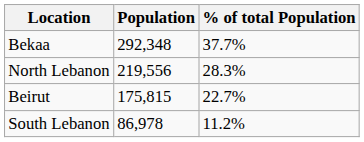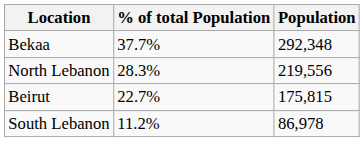columns swapped: (156, 17) <-> (279, 17)
